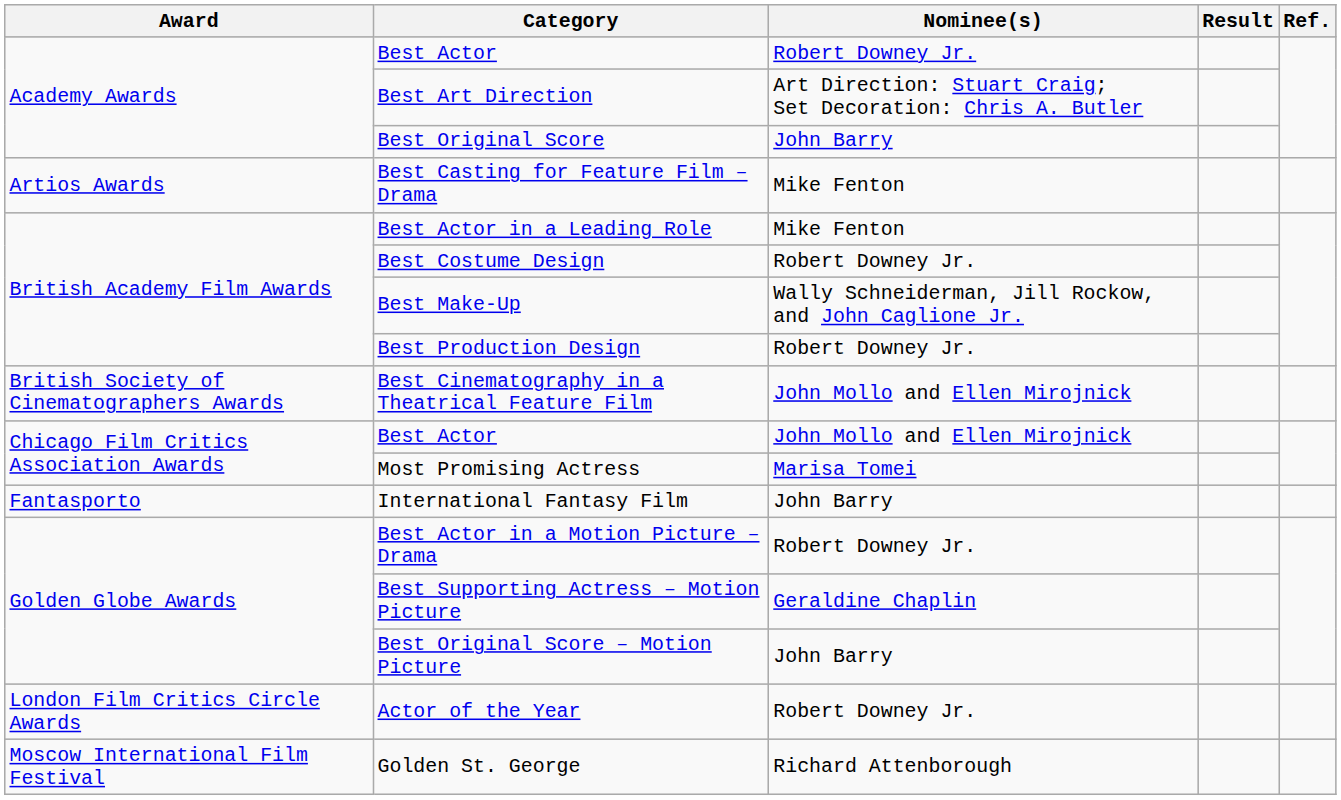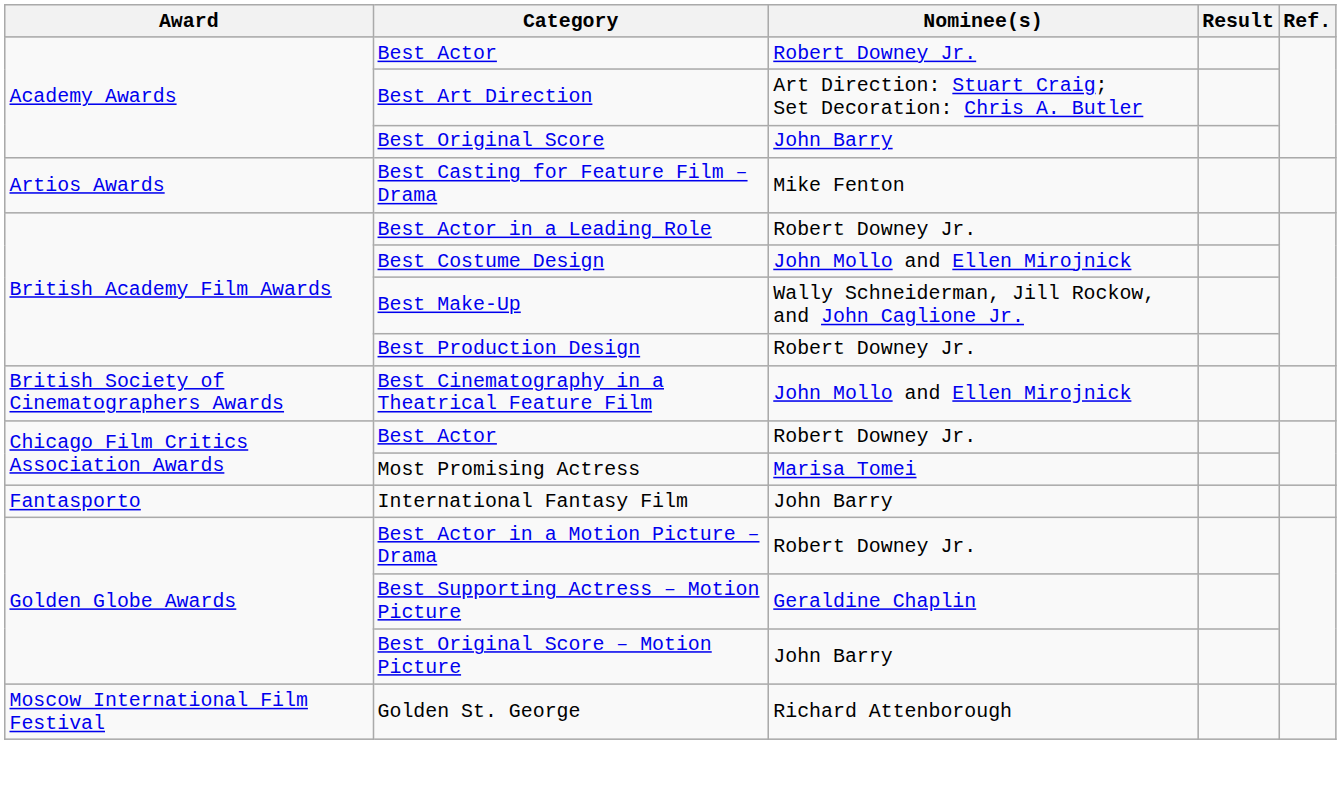(839, 229) Mike Fenton -> (875, 229) Robert Downey Jr.
(875, 261) Robert Downey Jr. -> (952, 261) John Mollo and Ellen Mirojnick
(952, 437) John Mollo and Ellen Mirojnick -> (875, 437) Robert Downey Jr.
- row: (165, 712)
